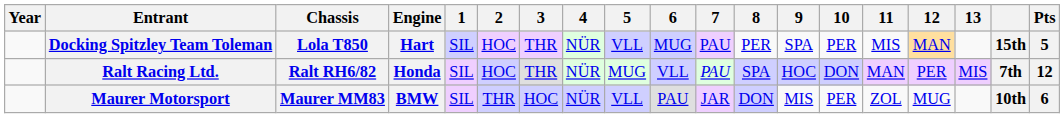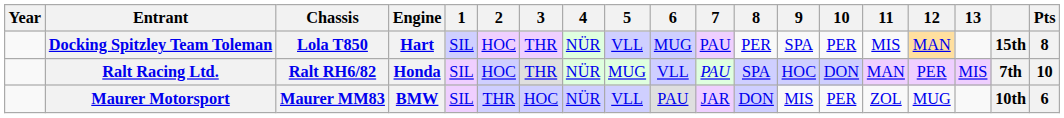(1045, 44) 5 -> (1045, 44) 8
(1045, 71) 12 -> (1045, 71) 10
